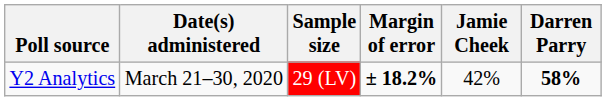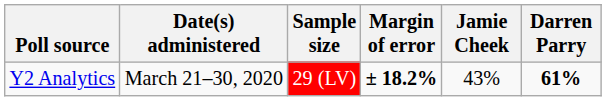(482, 78) 42% -> (482, 78) 43%
(561, 78) 58% -> (561, 78) 61%
